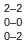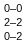rows swapped: (13, 22) <-> (13, 8)
